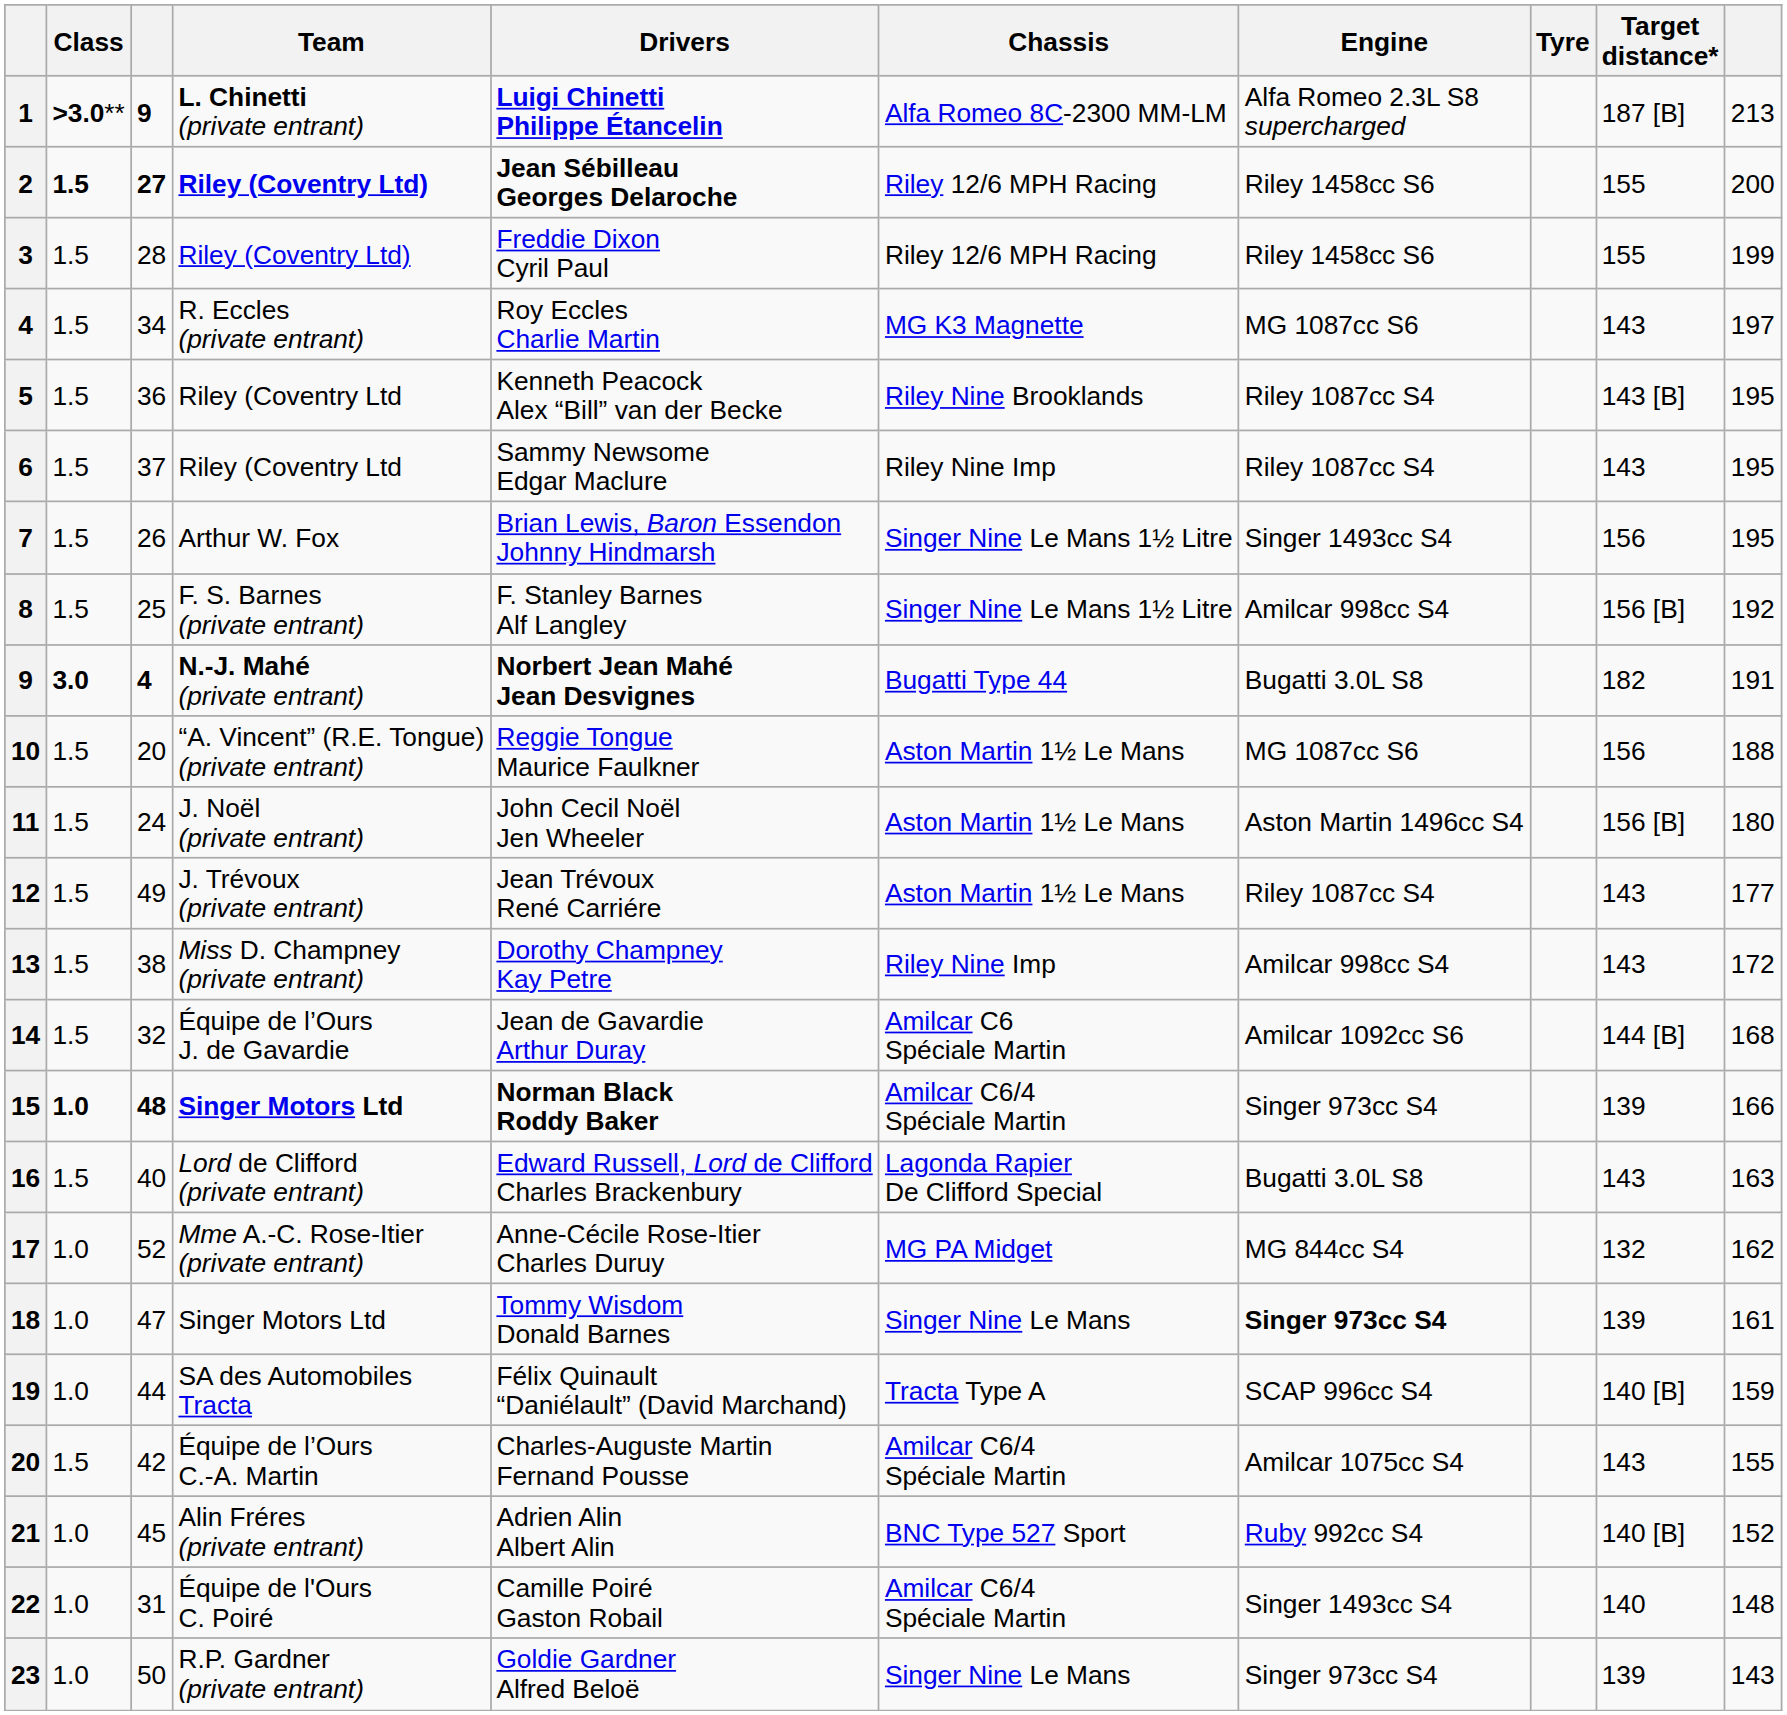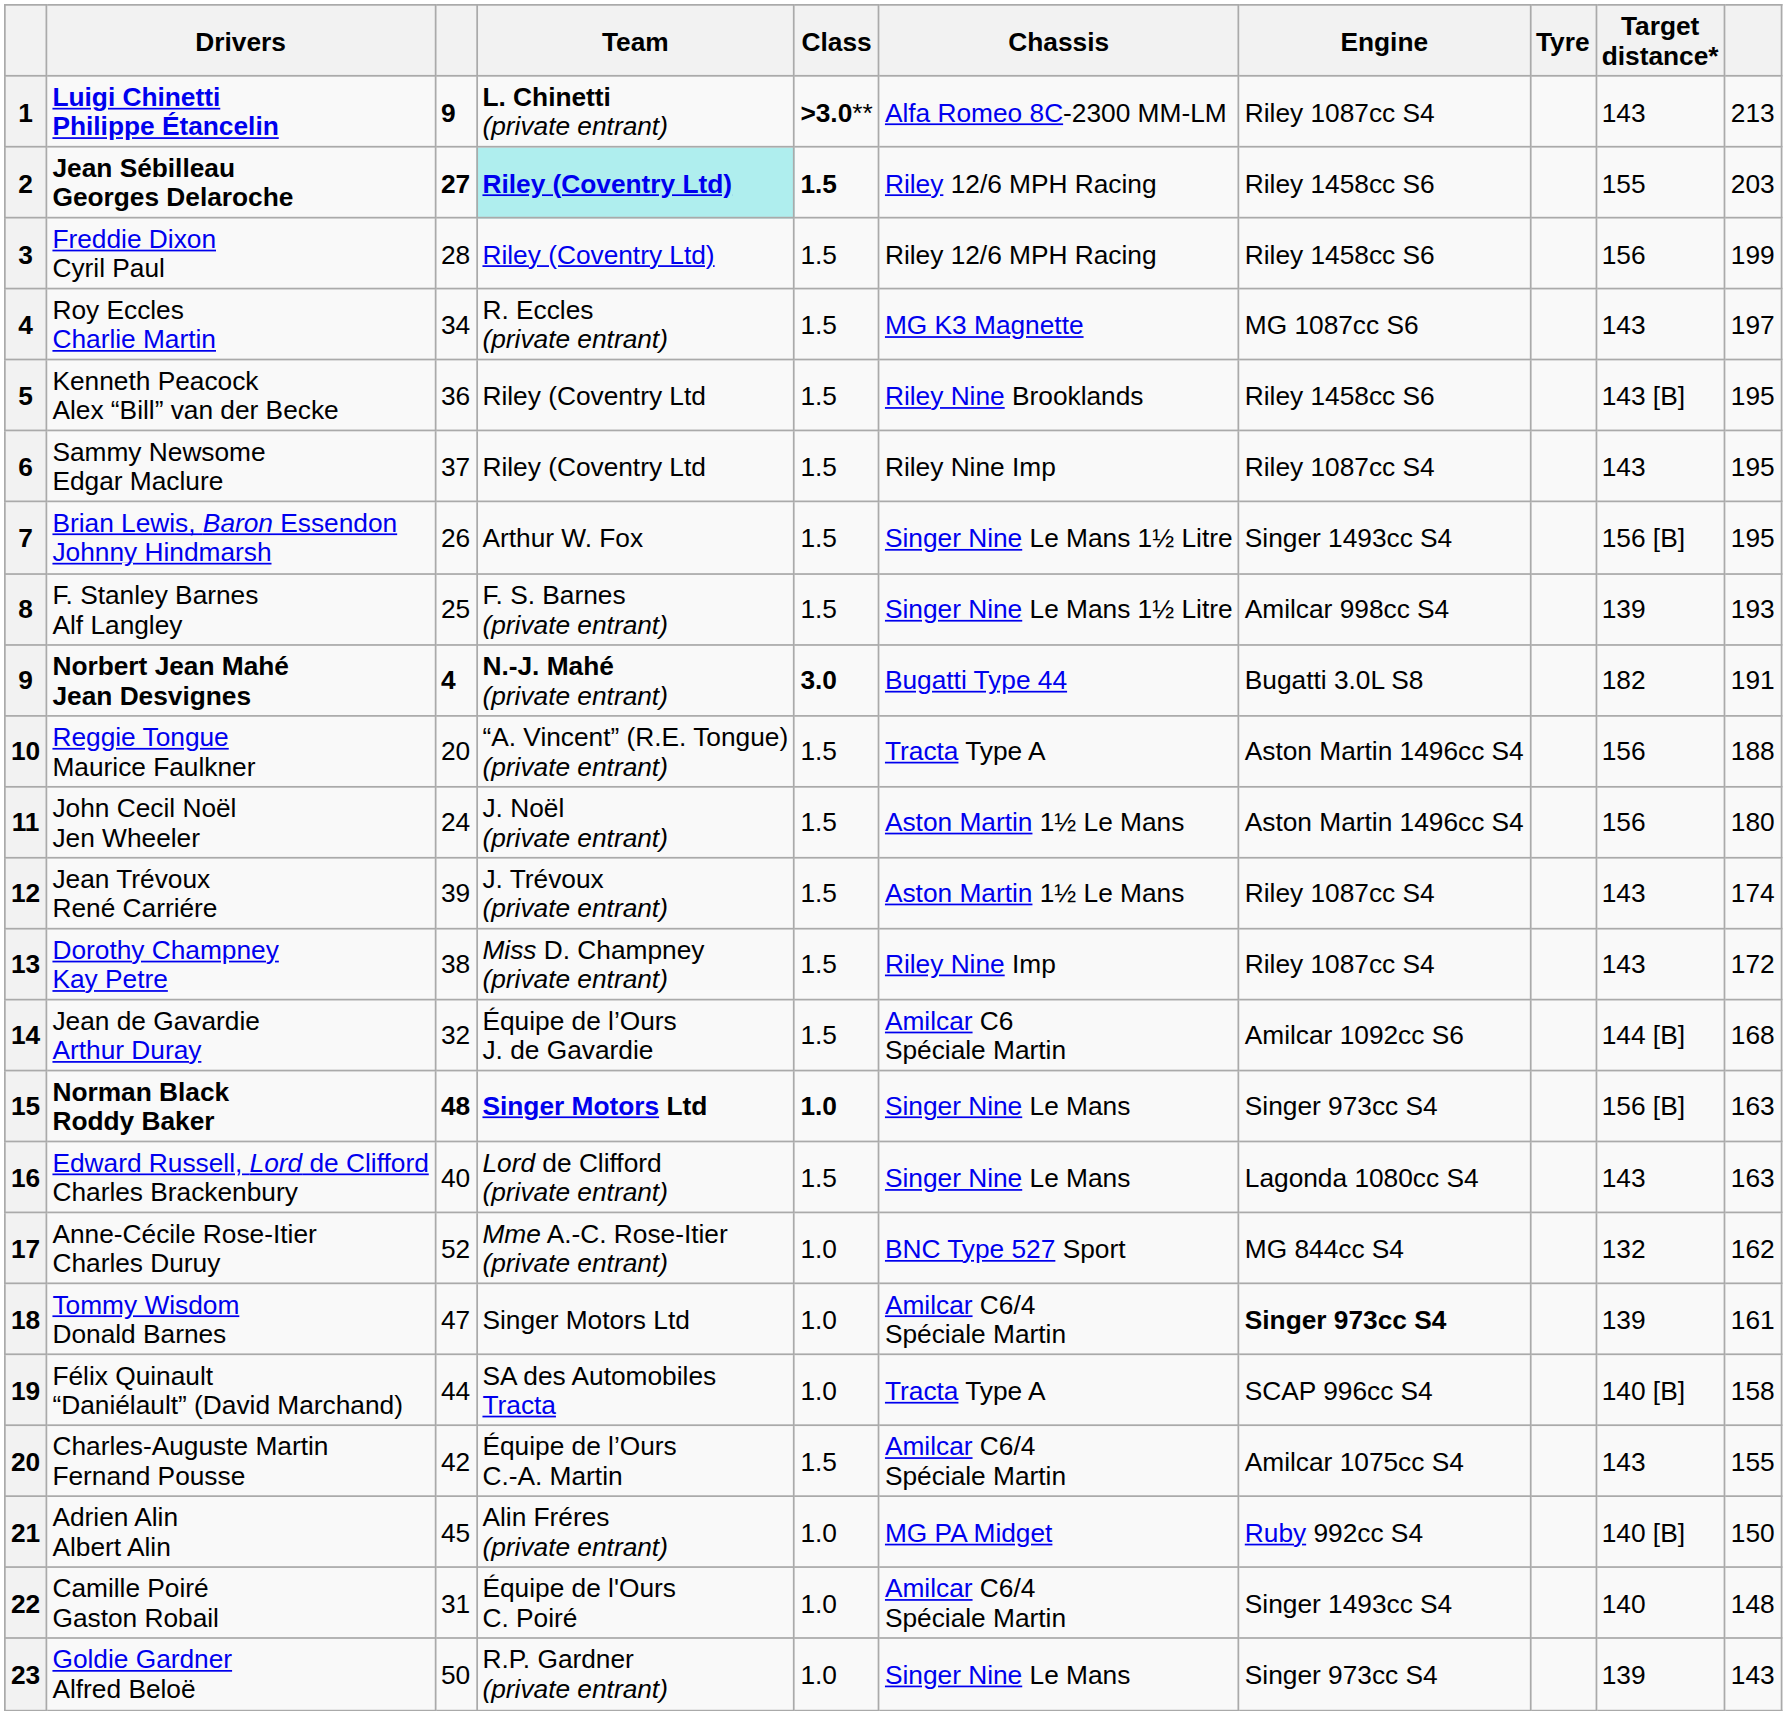columns swapped: (89, 41) <-> (685, 41)
(1362, 112) Alfa Romeo 2.3L S8 supercharged -> (1340, 112) Riley 1087cc S4
(1643, 112) 187 [B] -> (1624, 112) 143
(303, 183) no background -> (607, 183) paleturquoise background
(1753, 183) 200 -> (1753, 183) 203
(1624, 254) 155 -> (1624, 254) 156
(1340, 396) Riley 1087cc S4 -> (1340, 396) Riley 1458cc S6
(1624, 538) 156 -> (1643, 538) 156 [B]
(1643, 609) 156 [B] -> (1624, 609) 139
(1753, 609) 192 -> (1753, 609) 193
(1035, 751) Aston Martin 1½ Le Mans -> (965, 751) Tracta Type A
(1332, 751) MG 1087cc S6 -> (1384, 751) Aston Martin 1496cc S4
(1643, 822) 156 [B] -> (1624, 822) 156
(152, 893) 49 -> (456, 893) 39
(1753, 893) 177 -> (1753, 893) 174
(1347, 964) Amilcar 998cc S4 -> (1340, 964) Riley 1087cc S4
(976, 1106) Amilcar C6/4 Spéciale Martin -> (1008, 1106) Singer Nine Le Mans
(1624, 1106) 139 -> (1643, 1106) 156 [B]
(1753, 1106) 166 -> (1753, 1106) 163
(994, 1177) Lagonda Rapier De Clifford Special -> (1008, 1177) Singer Nine Le Mans
(1334, 1177) Bugatti 3.0L S8 -> (1362, 1177) Lagonda 1080cc S4
(969, 1248) MG PA Midget -> (1005, 1248) BNC Type 527 Sport
(1008, 1319) Singer Nine Le Mans -> (976, 1319) Amilcar C6/4 Spéciale Martin
(1753, 1390) 159 -> (1753, 1390) 158
(1005, 1532) BNC Type 527 Sport -> (969, 1532) MG PA Midget
(1753, 1532) 152 -> (1753, 1532) 150
